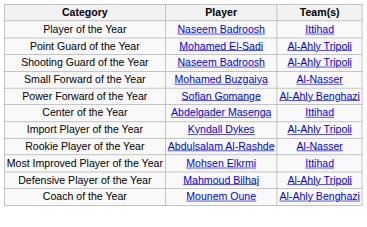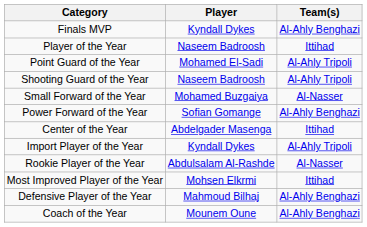+ row: (85, 29)
(320, 180) Al-Ahly Tripoli -> (320, 197) Al-Ahly Benghazi
